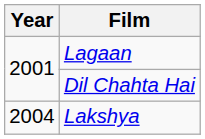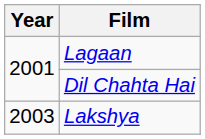(32, 117) 2004 -> (32, 117) 2003
